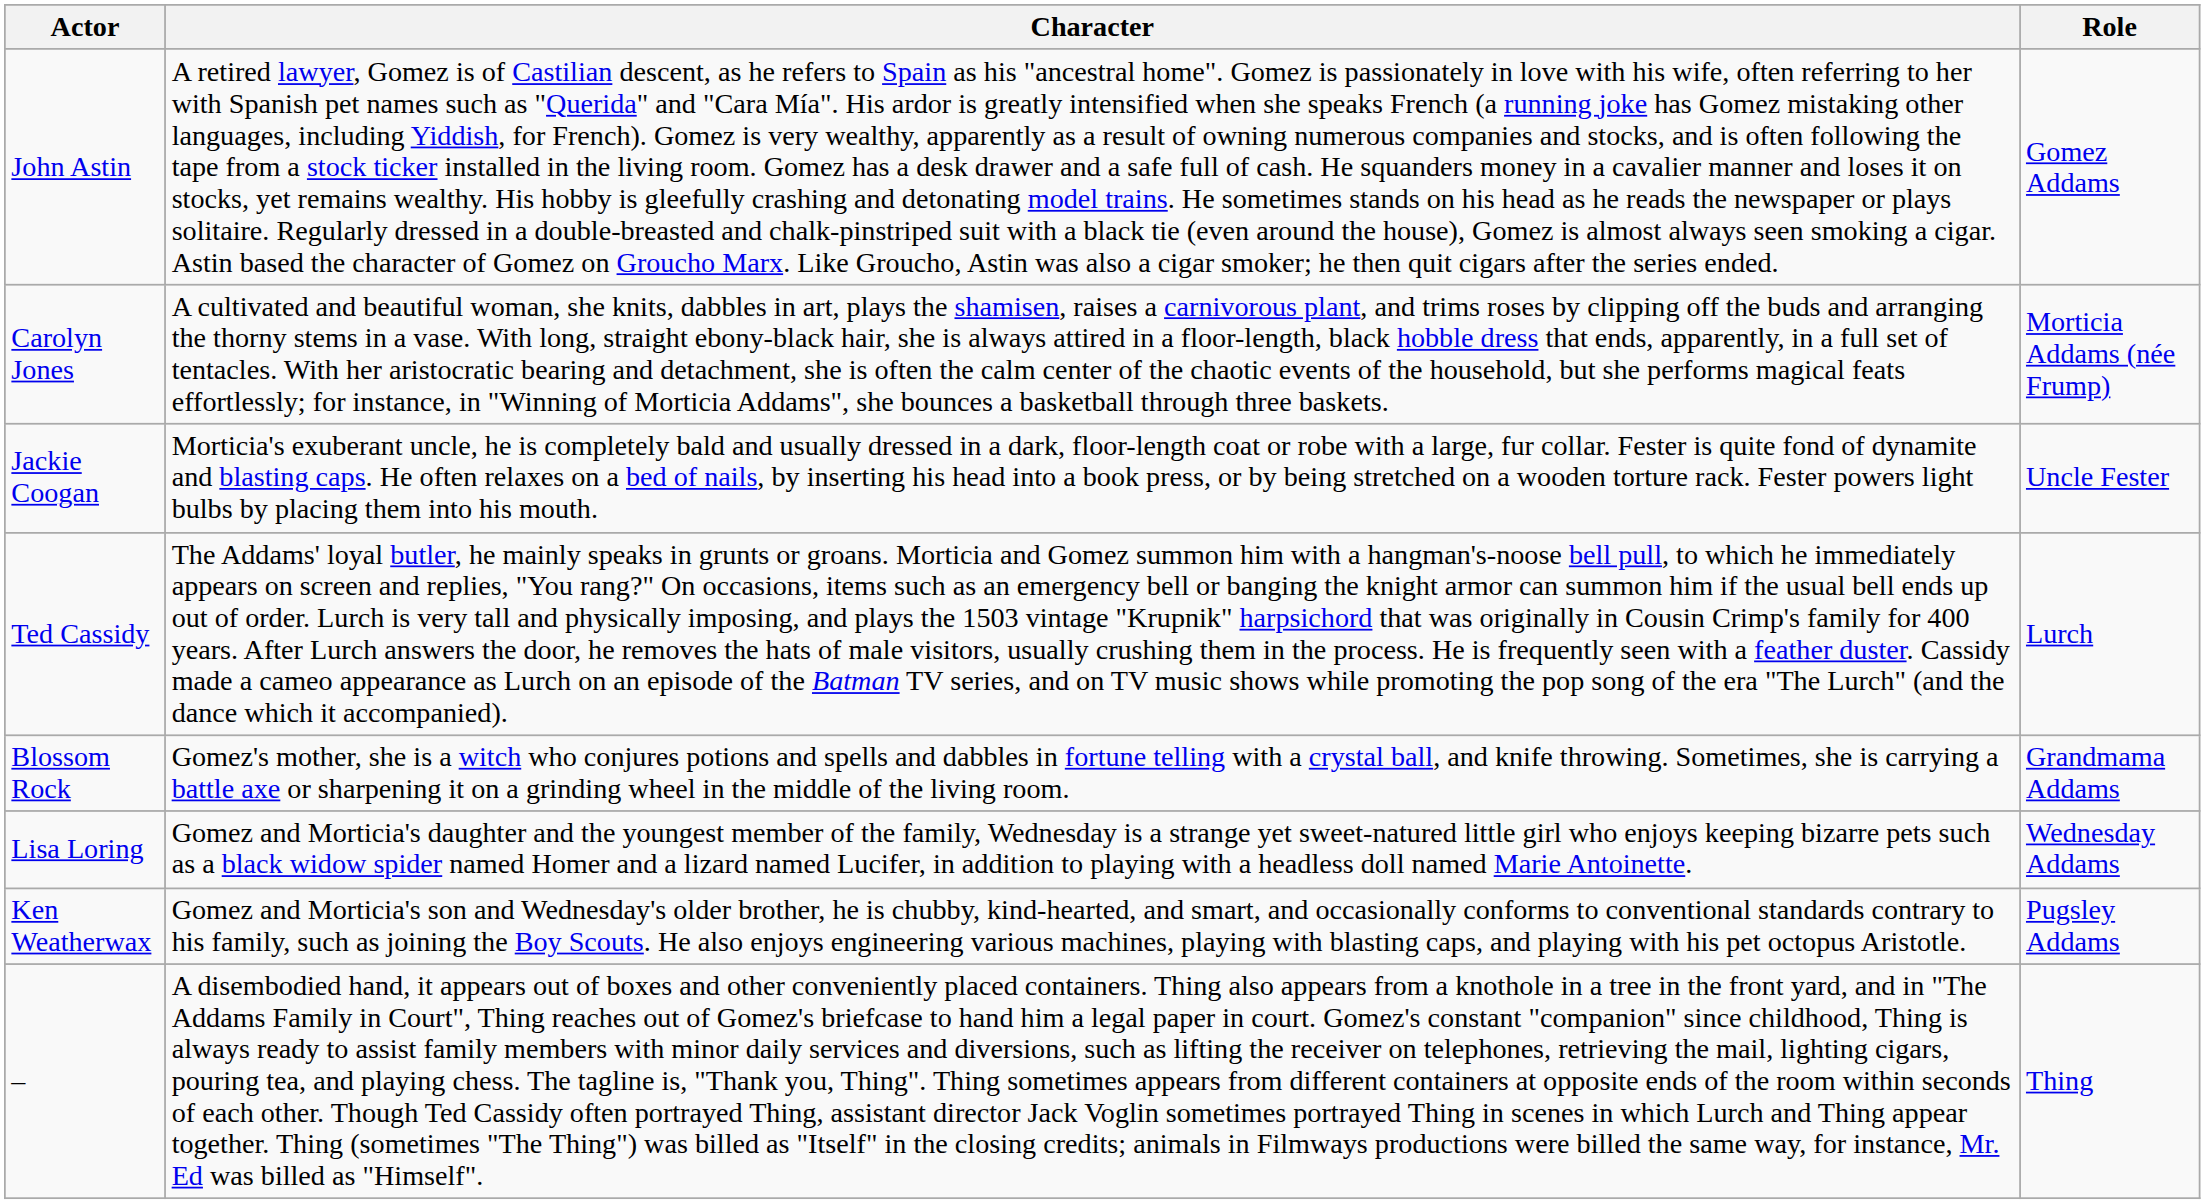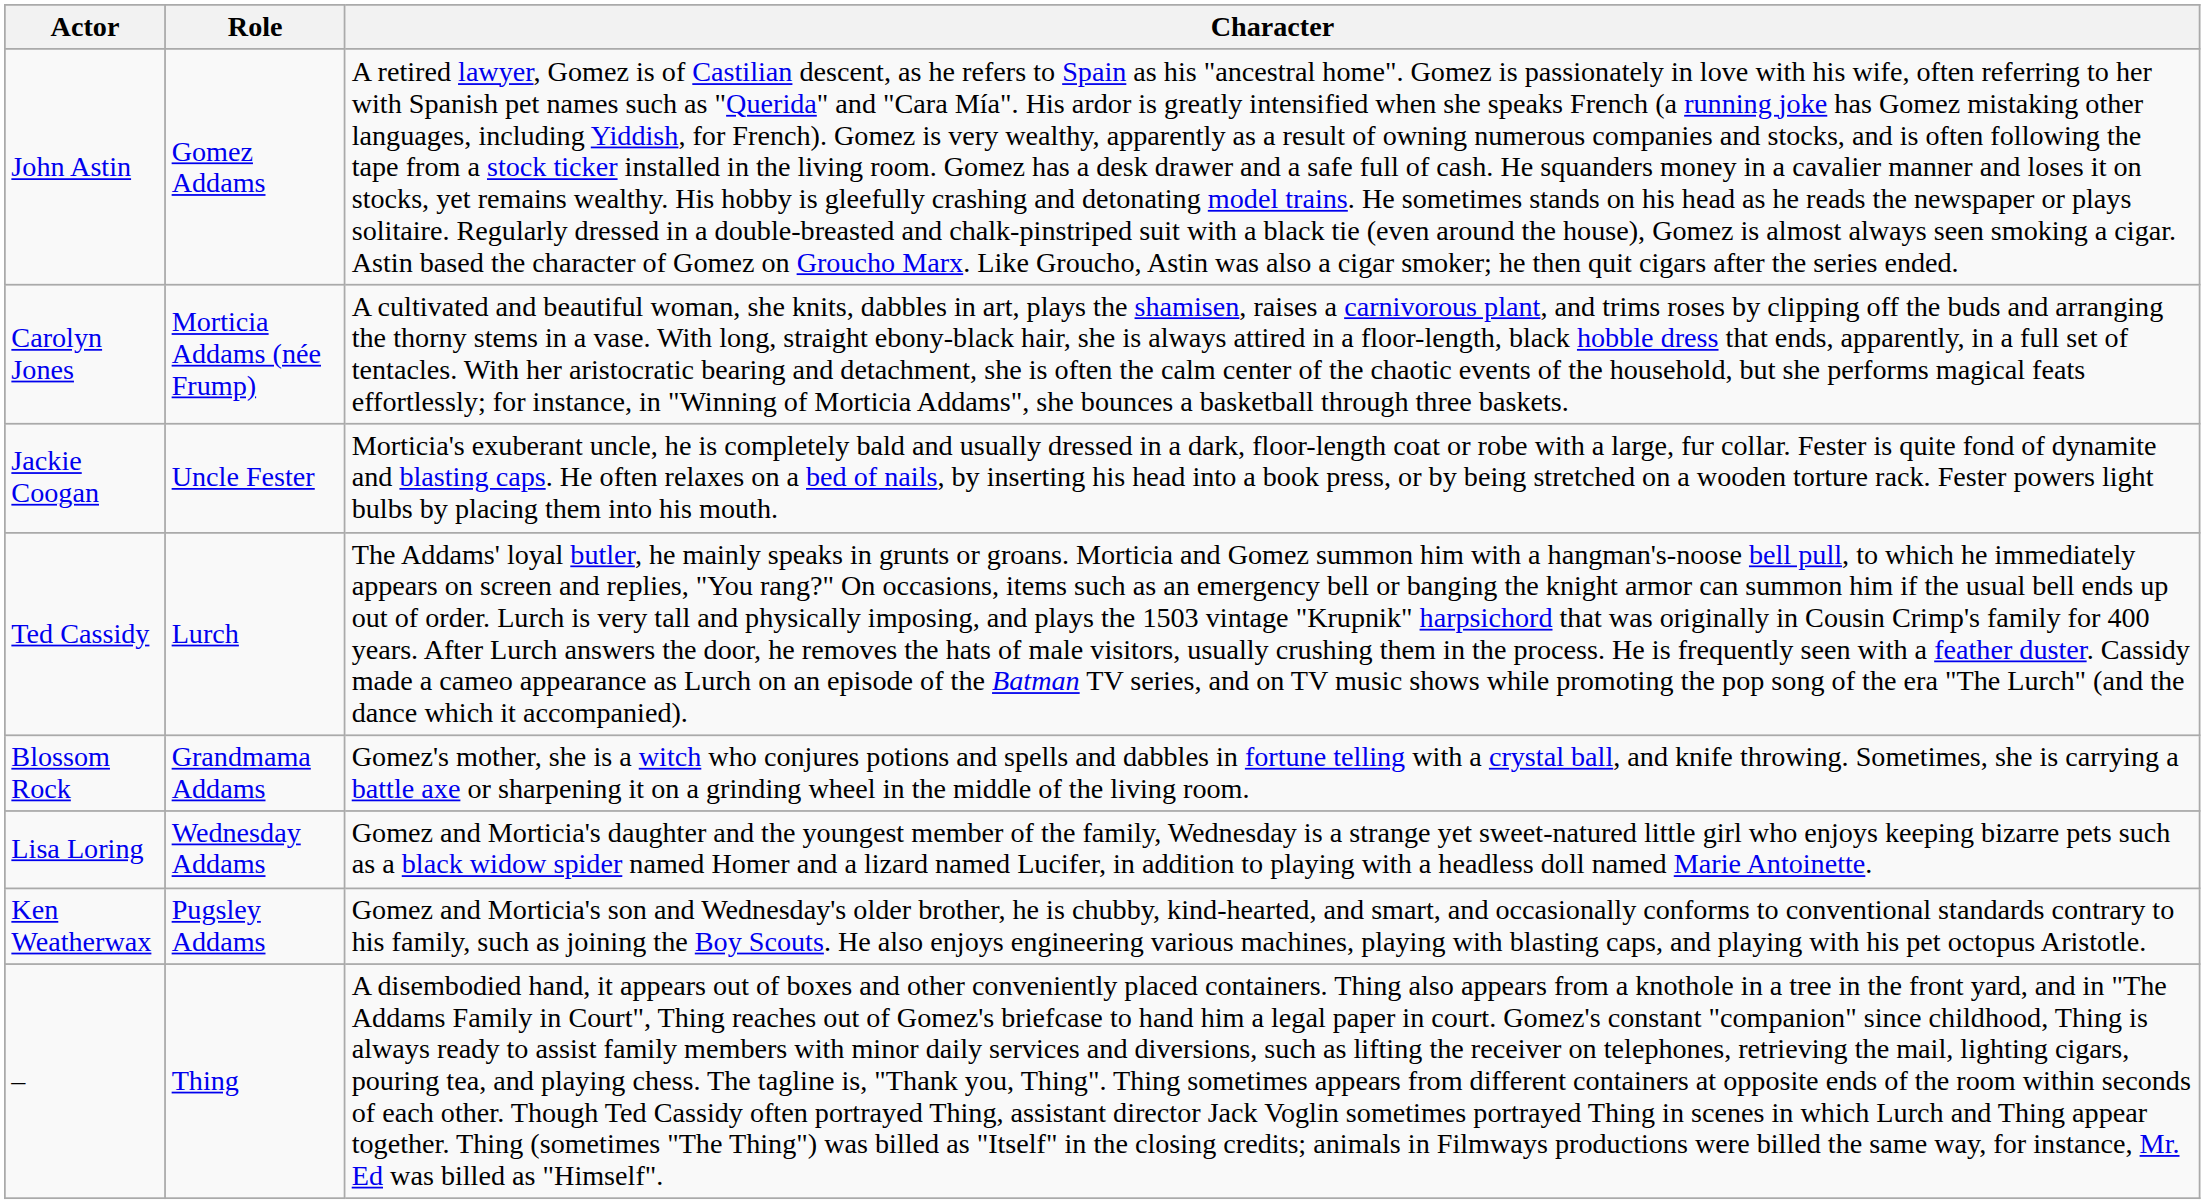columns swapped: (2110, 26) <-> (1092, 26)
